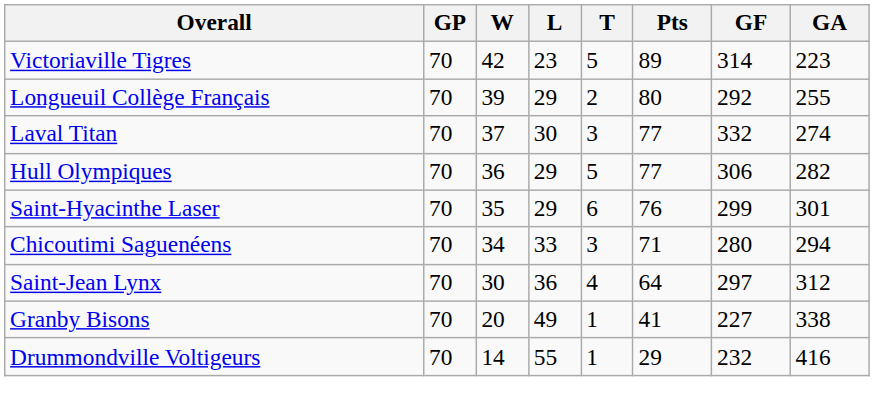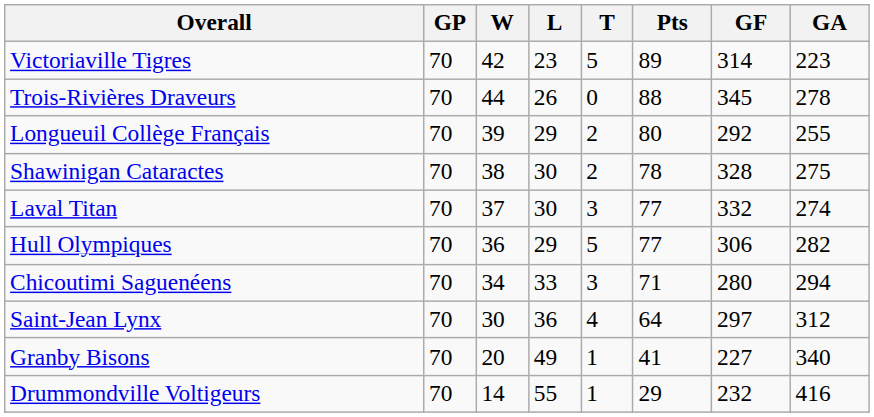+ row: (123, 97)
+ row: (117, 171)
- row: (115, 208)
(813, 319) 338 -> (813, 356) 340
